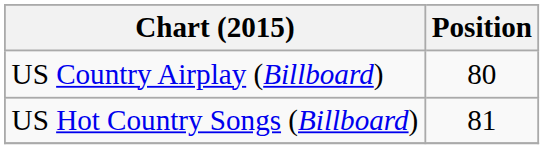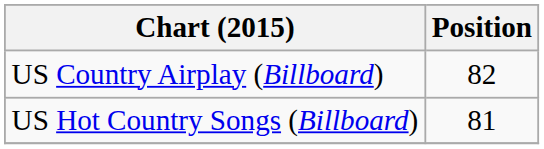(482, 73) 80 -> (482, 73) 82
